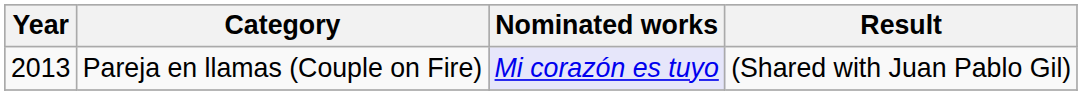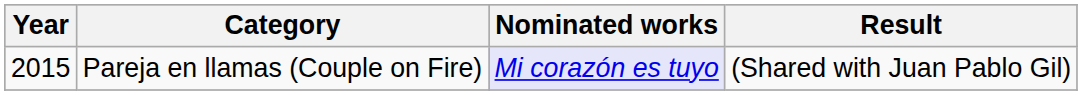(41, 68) 2013 -> (41, 68) 2015
